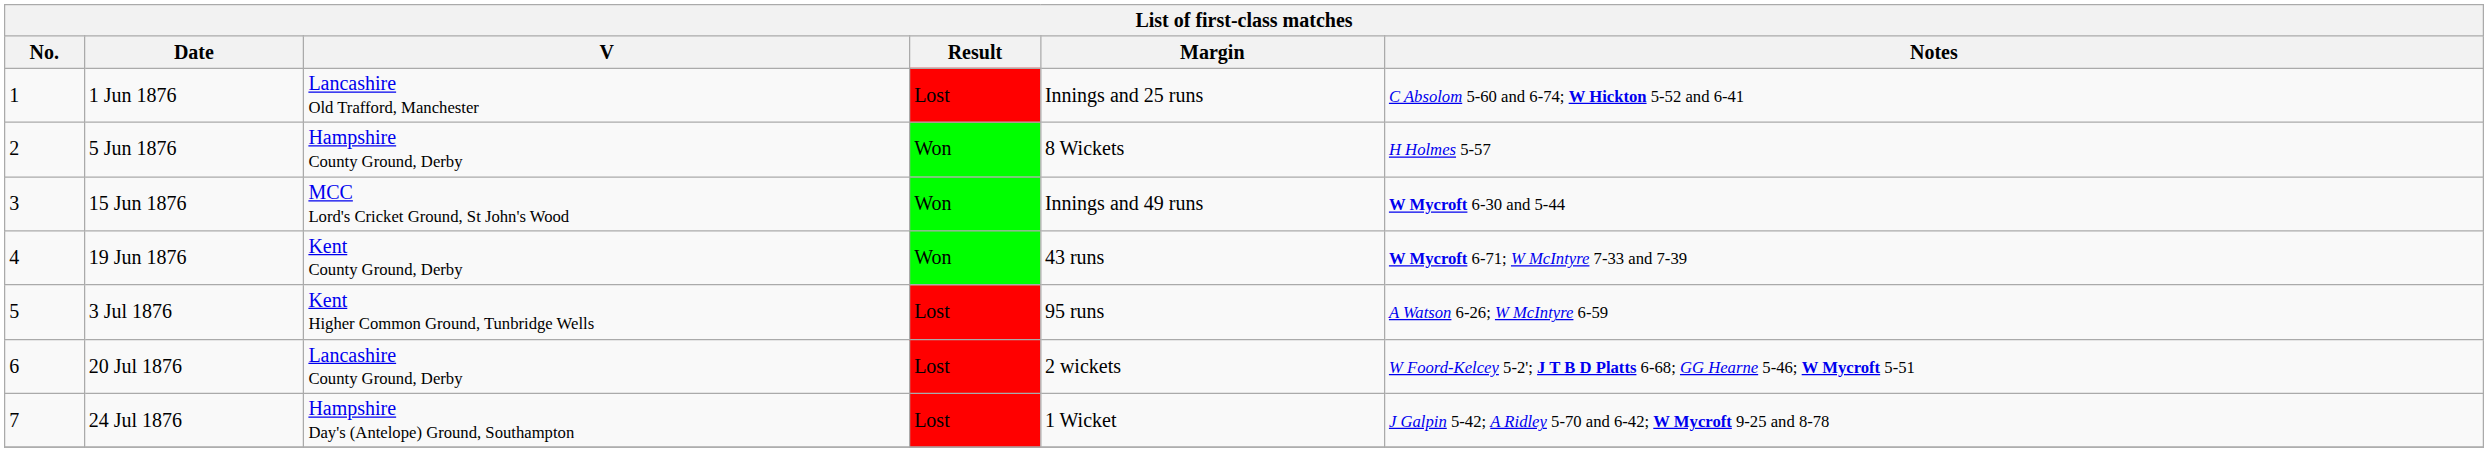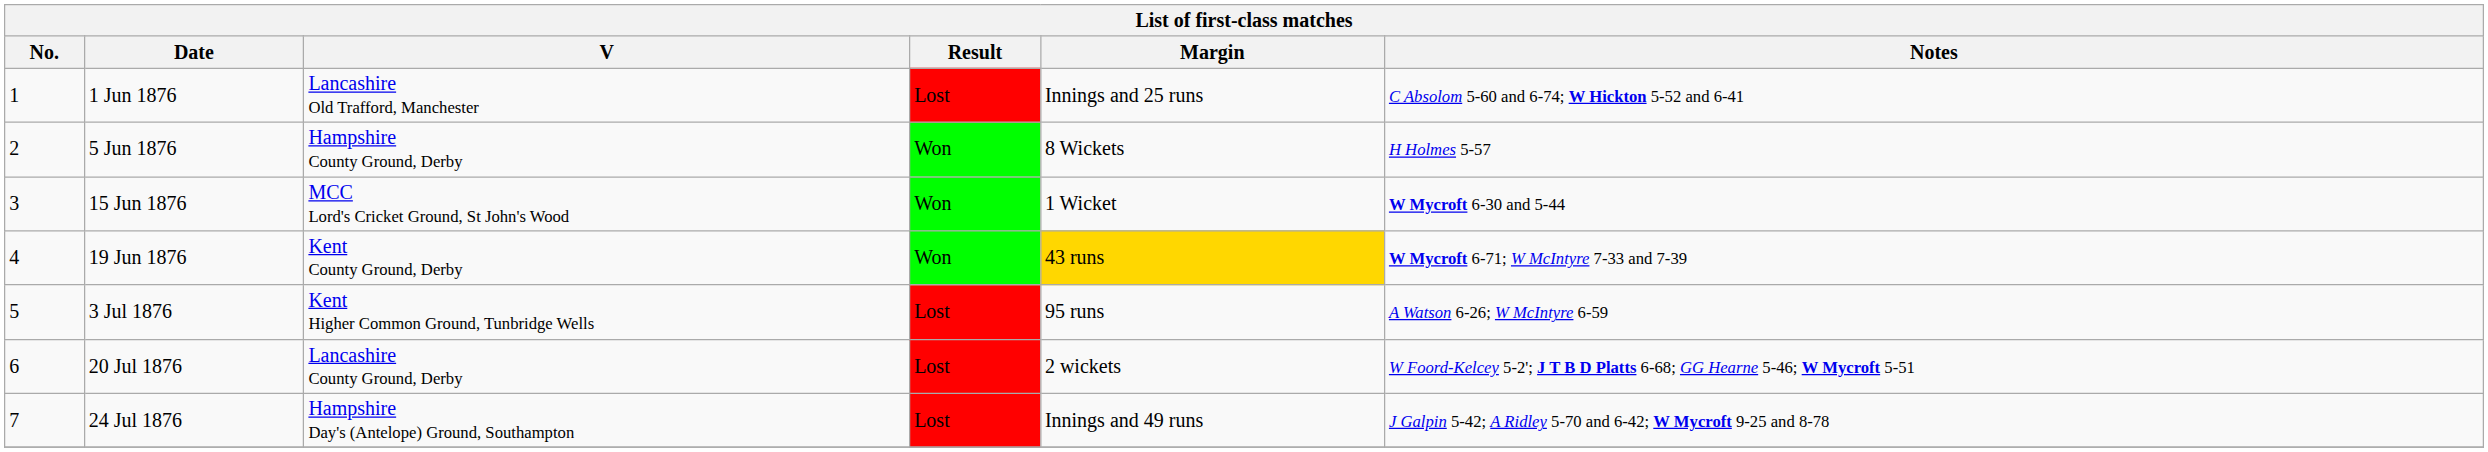(1124, 203) Innings and 49 runs -> (1081, 203) 1 Wicket
(1075, 257) no background -> (1075, 257) gold background
(1081, 420) 1 Wicket -> (1124, 420) Innings and 49 runs
